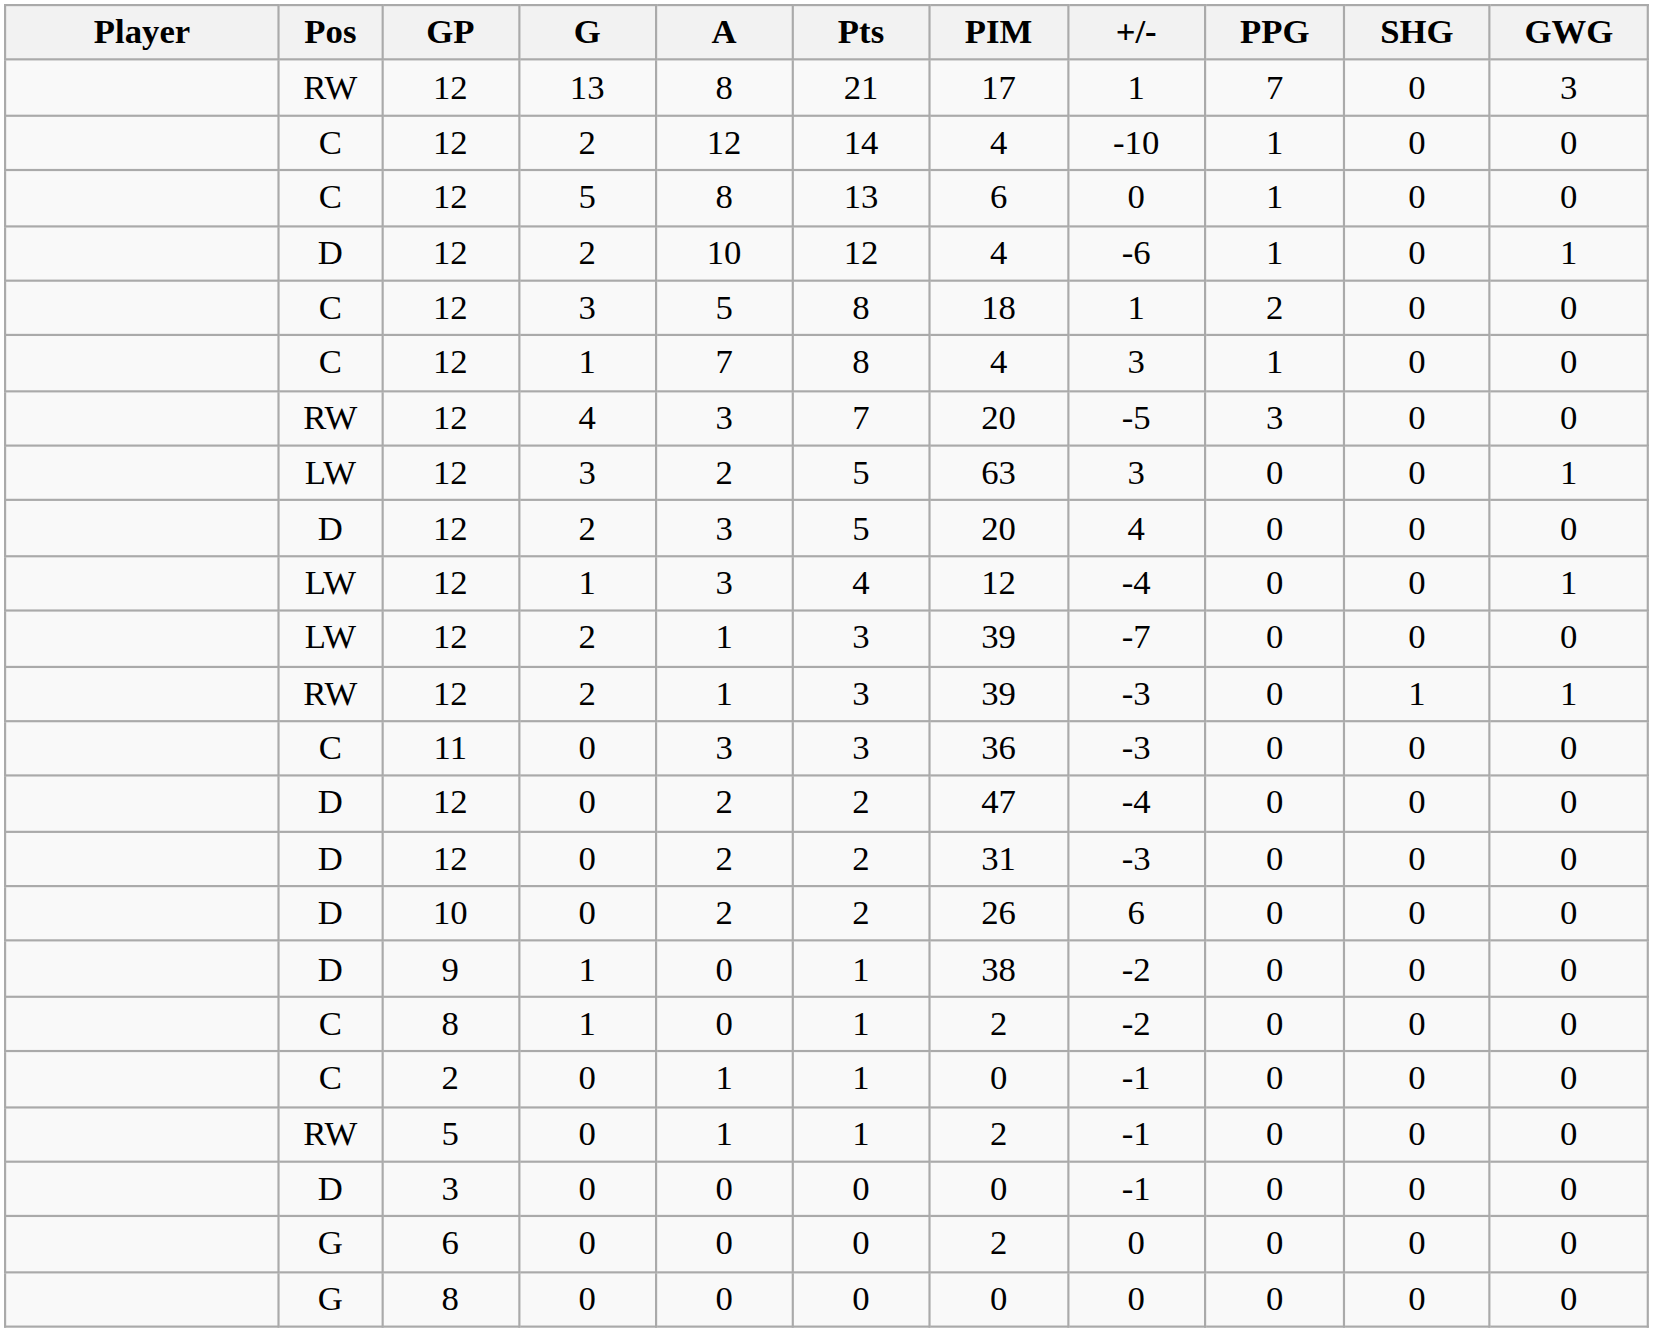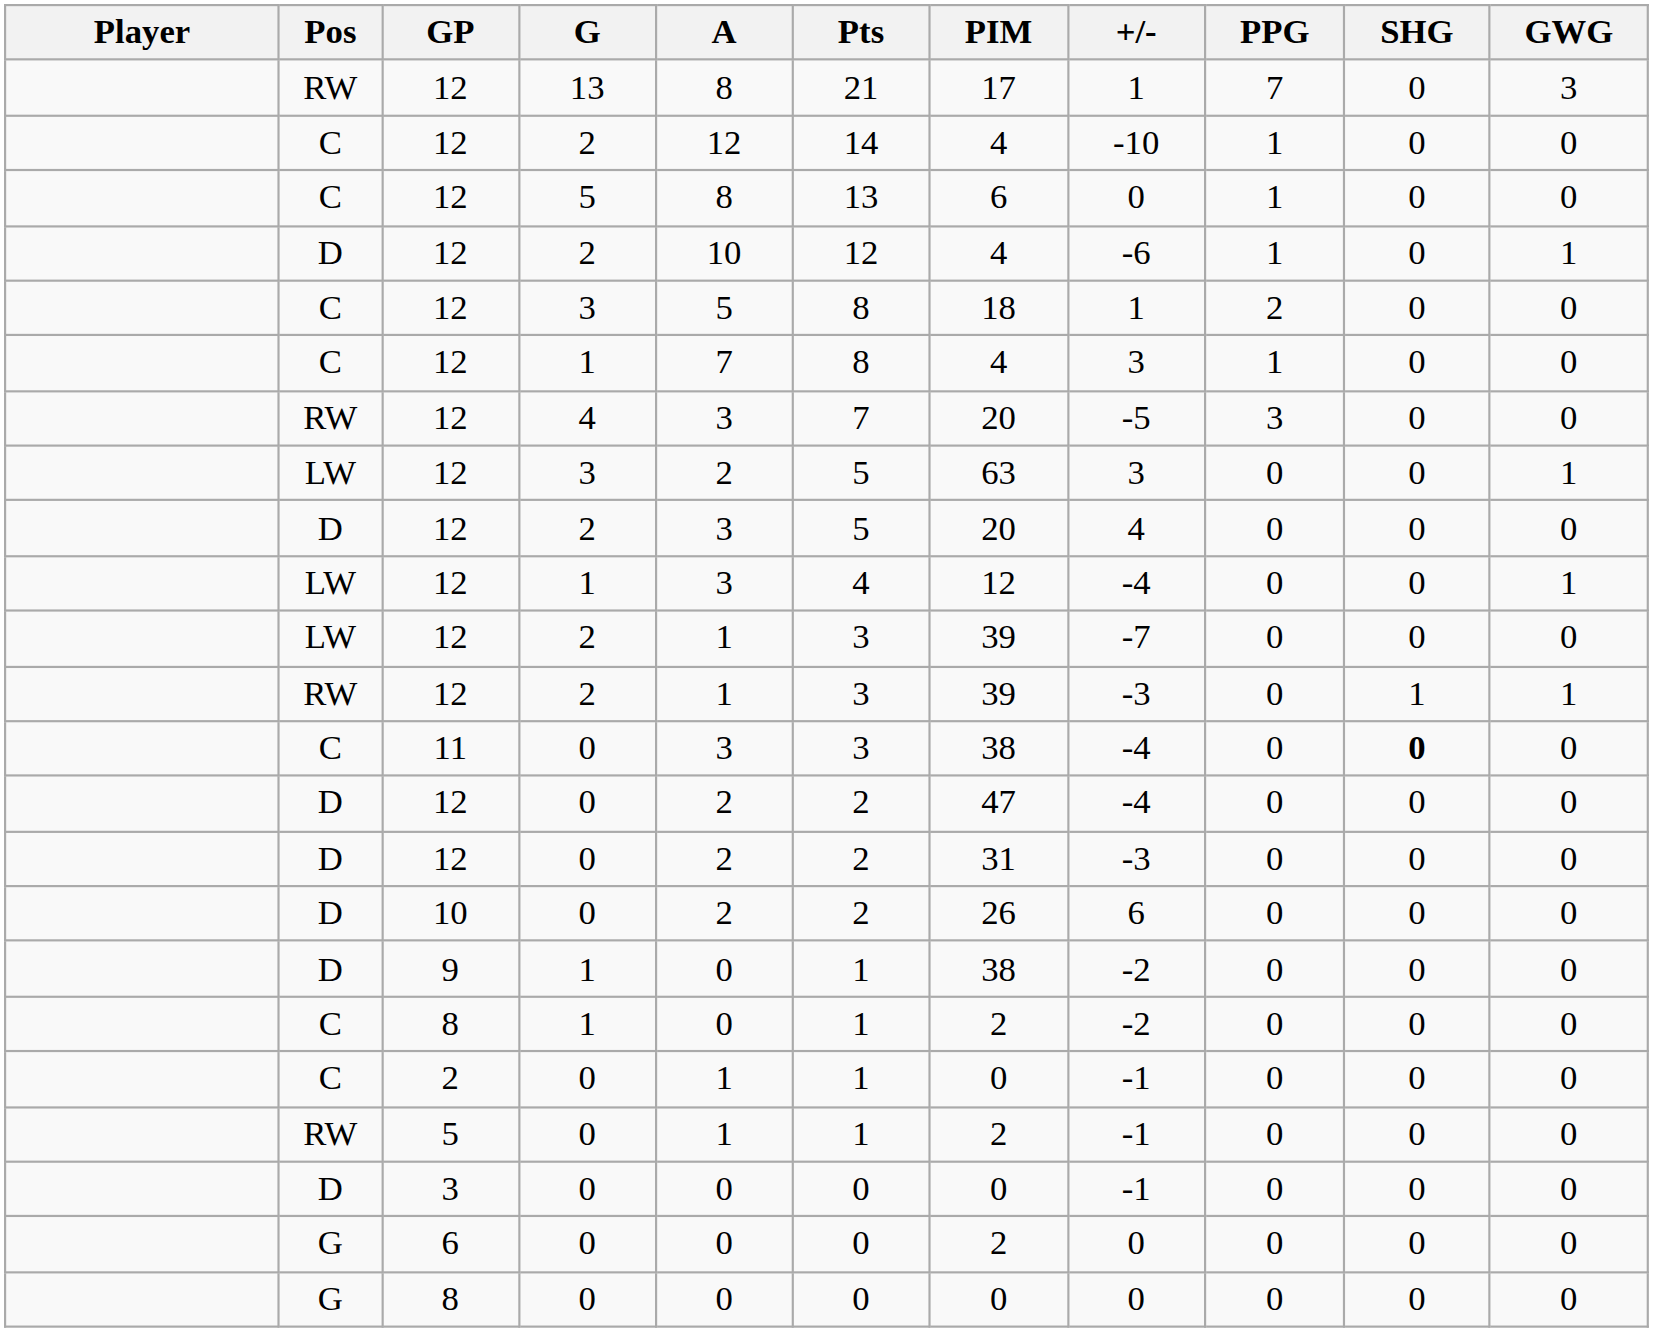(999, 747) 36 -> (999, 747) 38
(1136, 747) -3 -> (1136, 747) -4
(1417, 747) normal -> (1417, 747) bold
